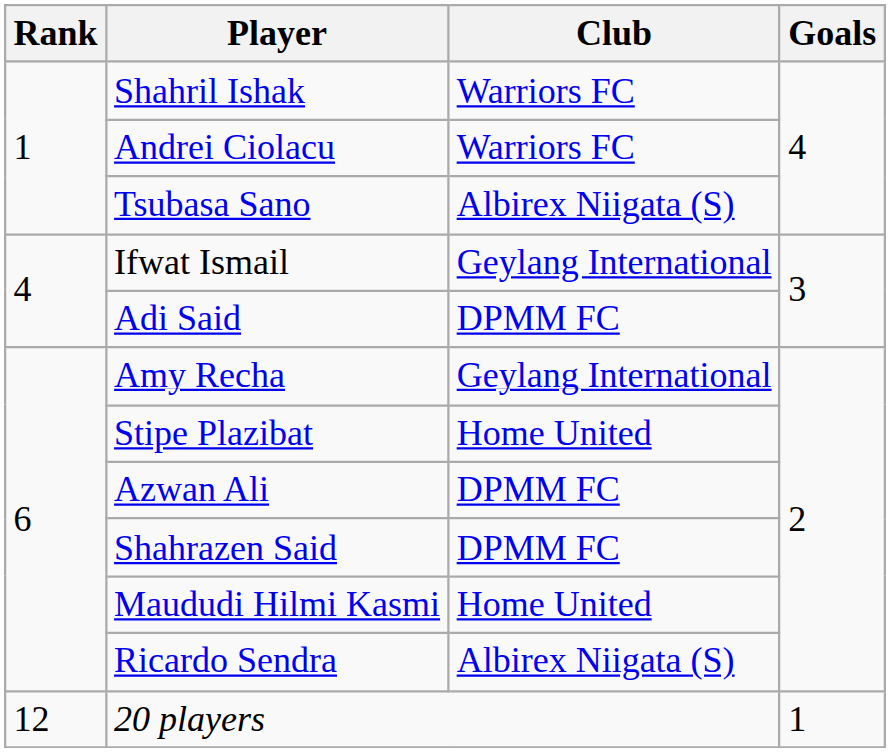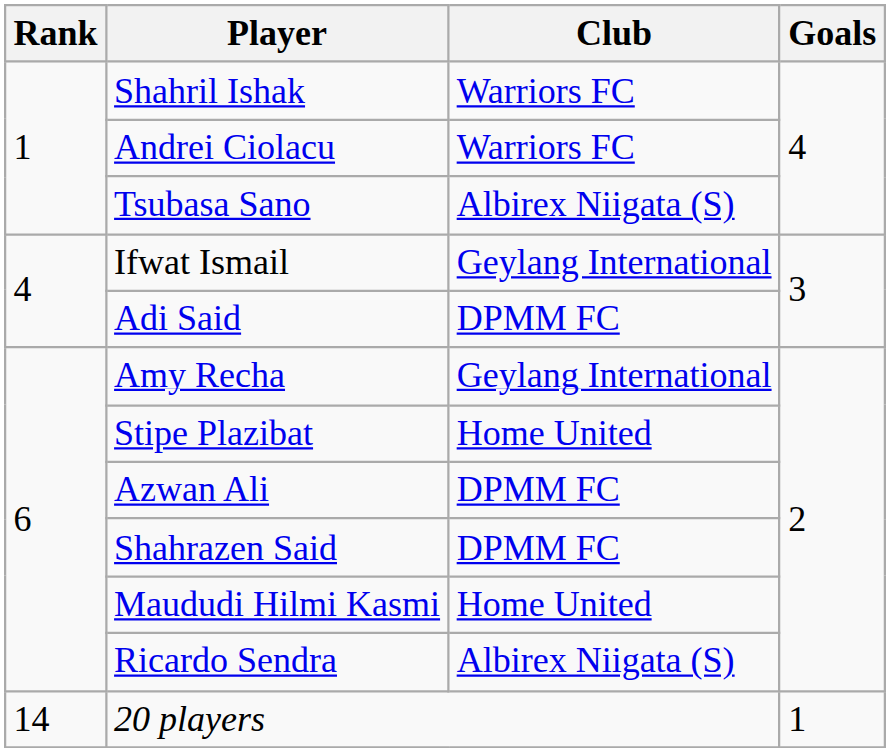(31, 718) 12 -> (31, 718) 14
